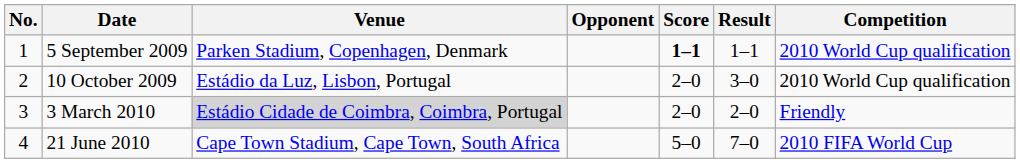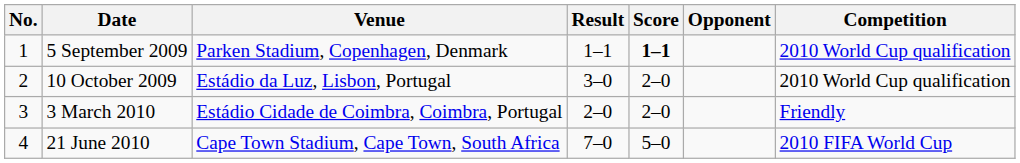columns swapped: (613, 19) <-> (744, 19)
(379, 111) lightgrey background -> (379, 111) no background
